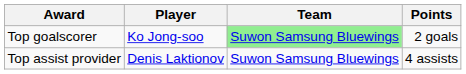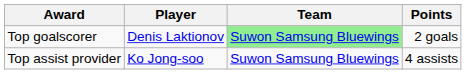(165, 36) Ko Jong-soo -> (176, 36) Denis Laktionov
(176, 58) Denis Laktionov -> (165, 58) Ko Jong-soo
